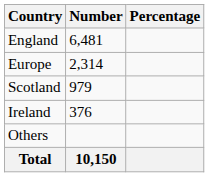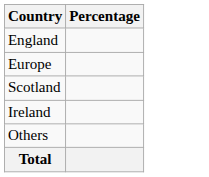- column: (96, 16)
